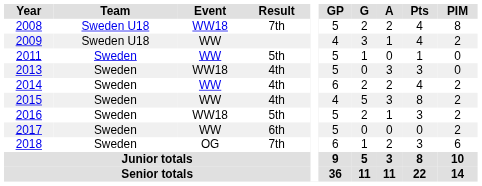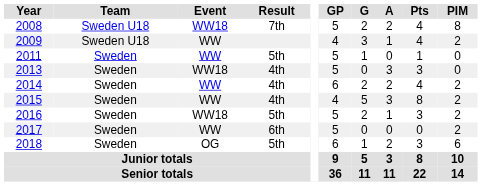(277, 144) 7th -> (277, 144) 5th
